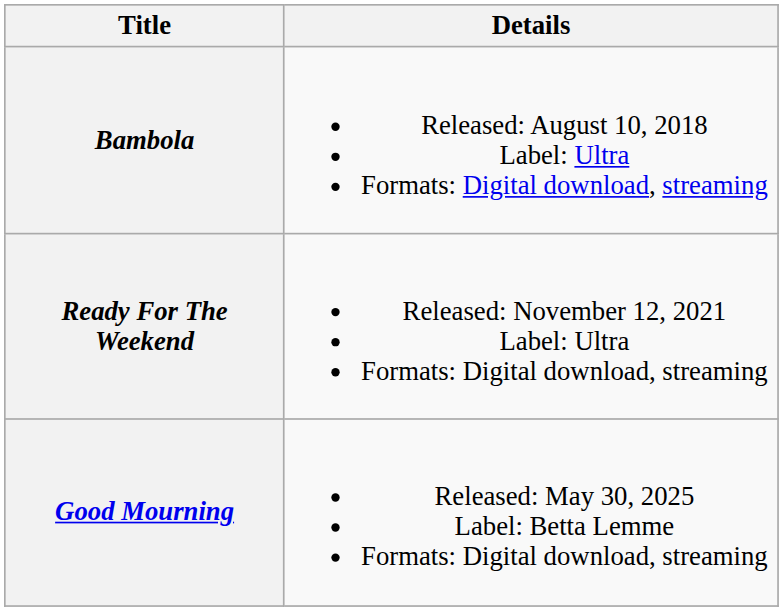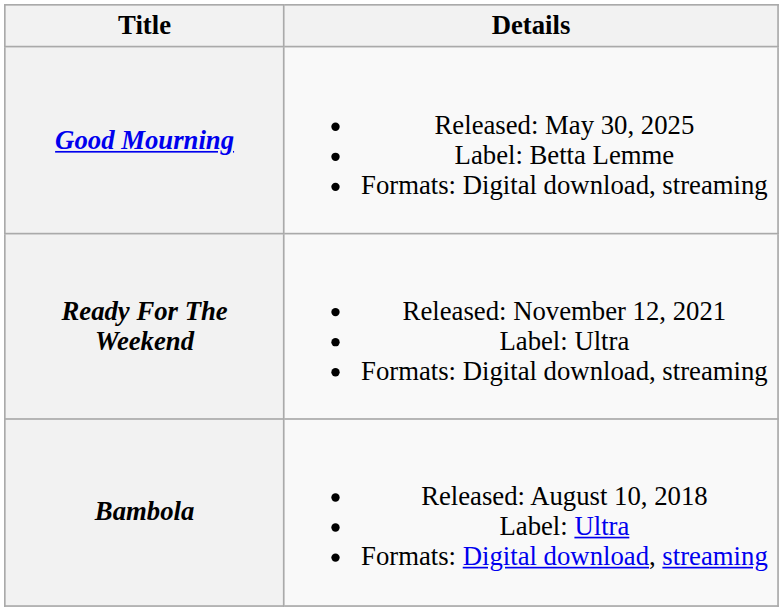rows swapped: (145, 139) <-> (145, 511)
